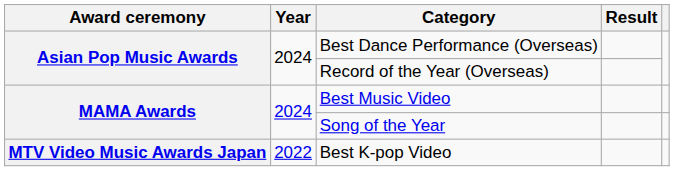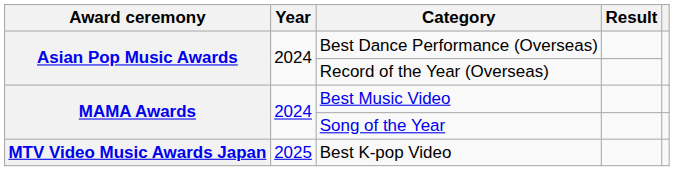(293, 152) 2022 -> (293, 152) 2025
